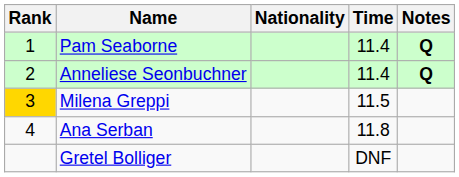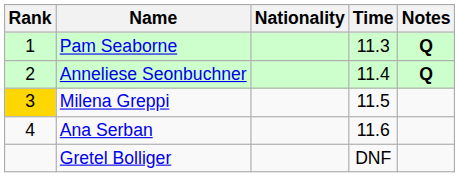(373, 46) 11.4 -> (373, 46) 11.3
(373, 130) 11.8 -> (373, 130) 11.6
